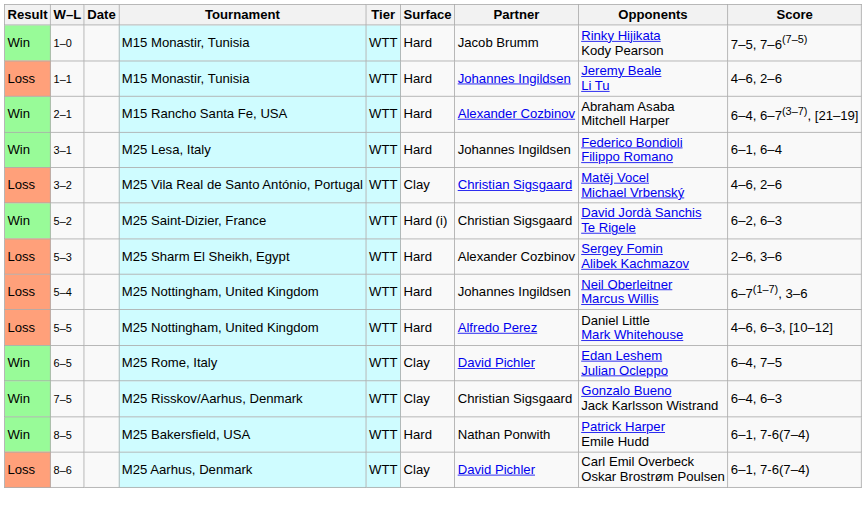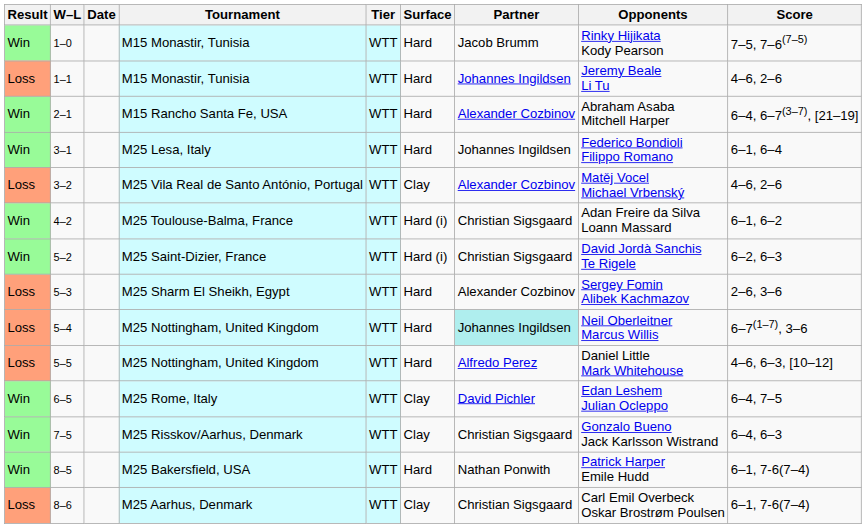(515, 185) Christian Sigsgaard -> (516, 185) Alexander Cozbinov
+ row: (63, 221)
(514, 292) no background -> (514, 327) paleturquoise background
(496, 469) David Pichler -> (515, 505) Christian Sigsgaard
